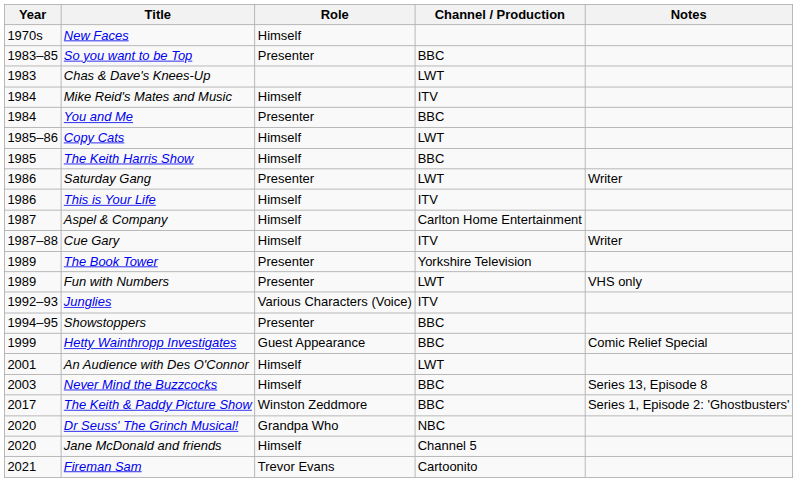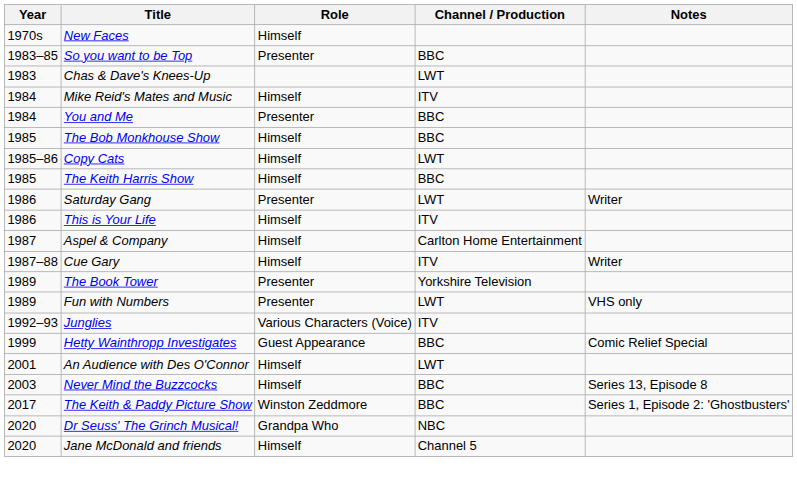+ row: (142, 138)
- row: (105, 323)
- row: (103, 466)
